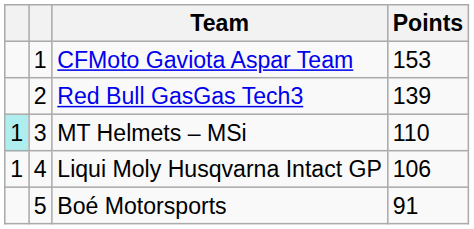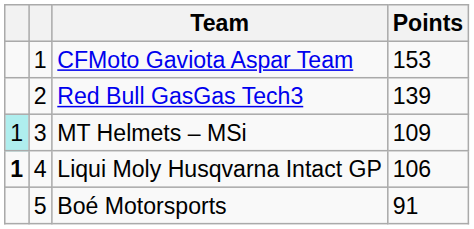(411, 133) 110 -> (412, 133) 109
(17, 170) normal -> (17, 170) bold
